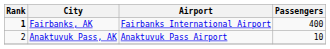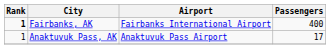(23, 37) 2 -> (23, 37) 1
(319, 37) 10 -> (319, 37) 17
